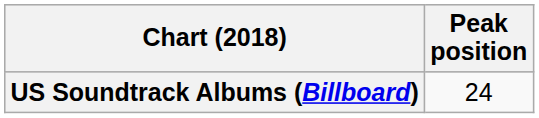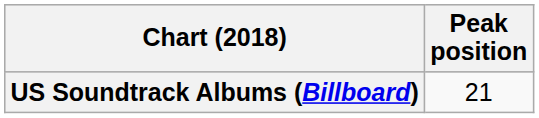(479, 91) 24 -> (479, 91) 21
